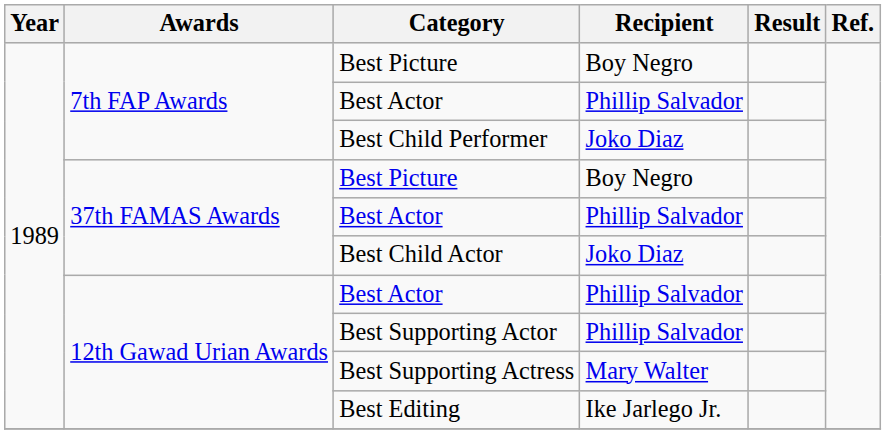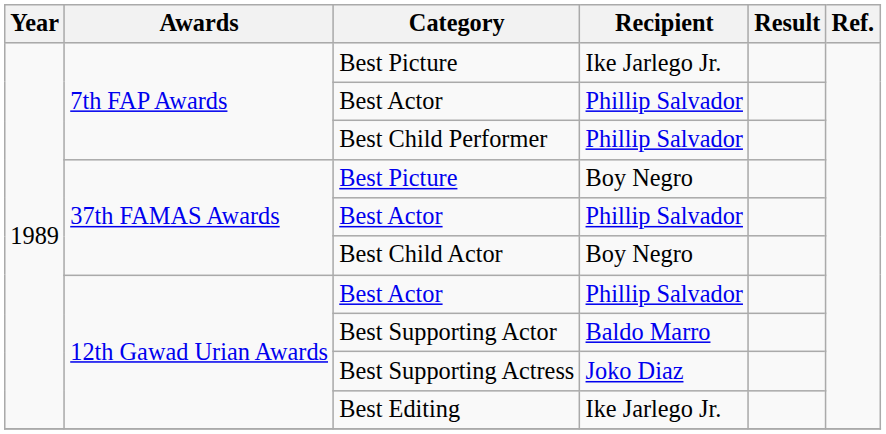(639, 62) Boy Negro -> (653, 62) Ike Jarlego Jr.
(635, 139) Joko Diaz -> (664, 139) Phillip Salvador
(635, 255) Joko Diaz -> (639, 255) Boy Negro
(664, 332) Phillip Salvador -> (648, 332) Baldo Marro
(647, 370) Mary Walter -> (635, 370) Joko Diaz
